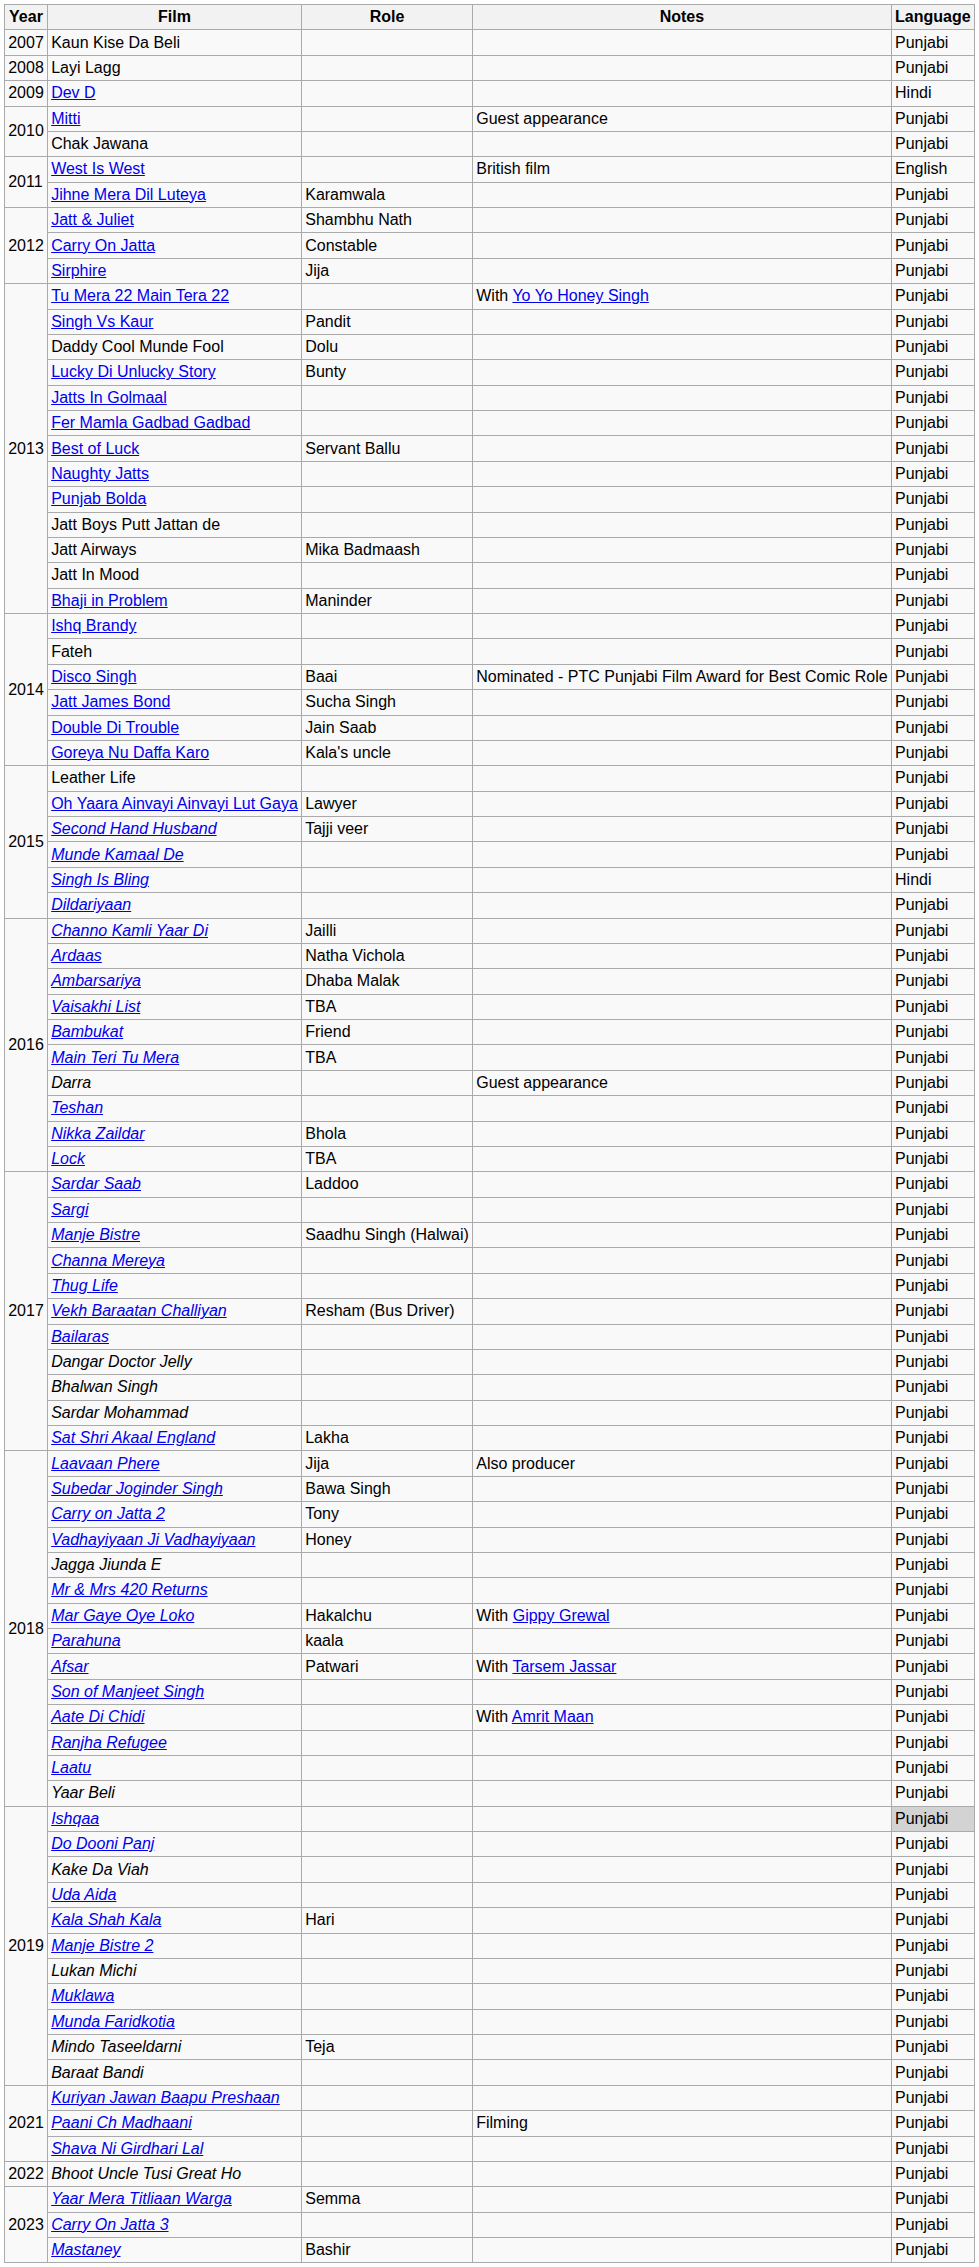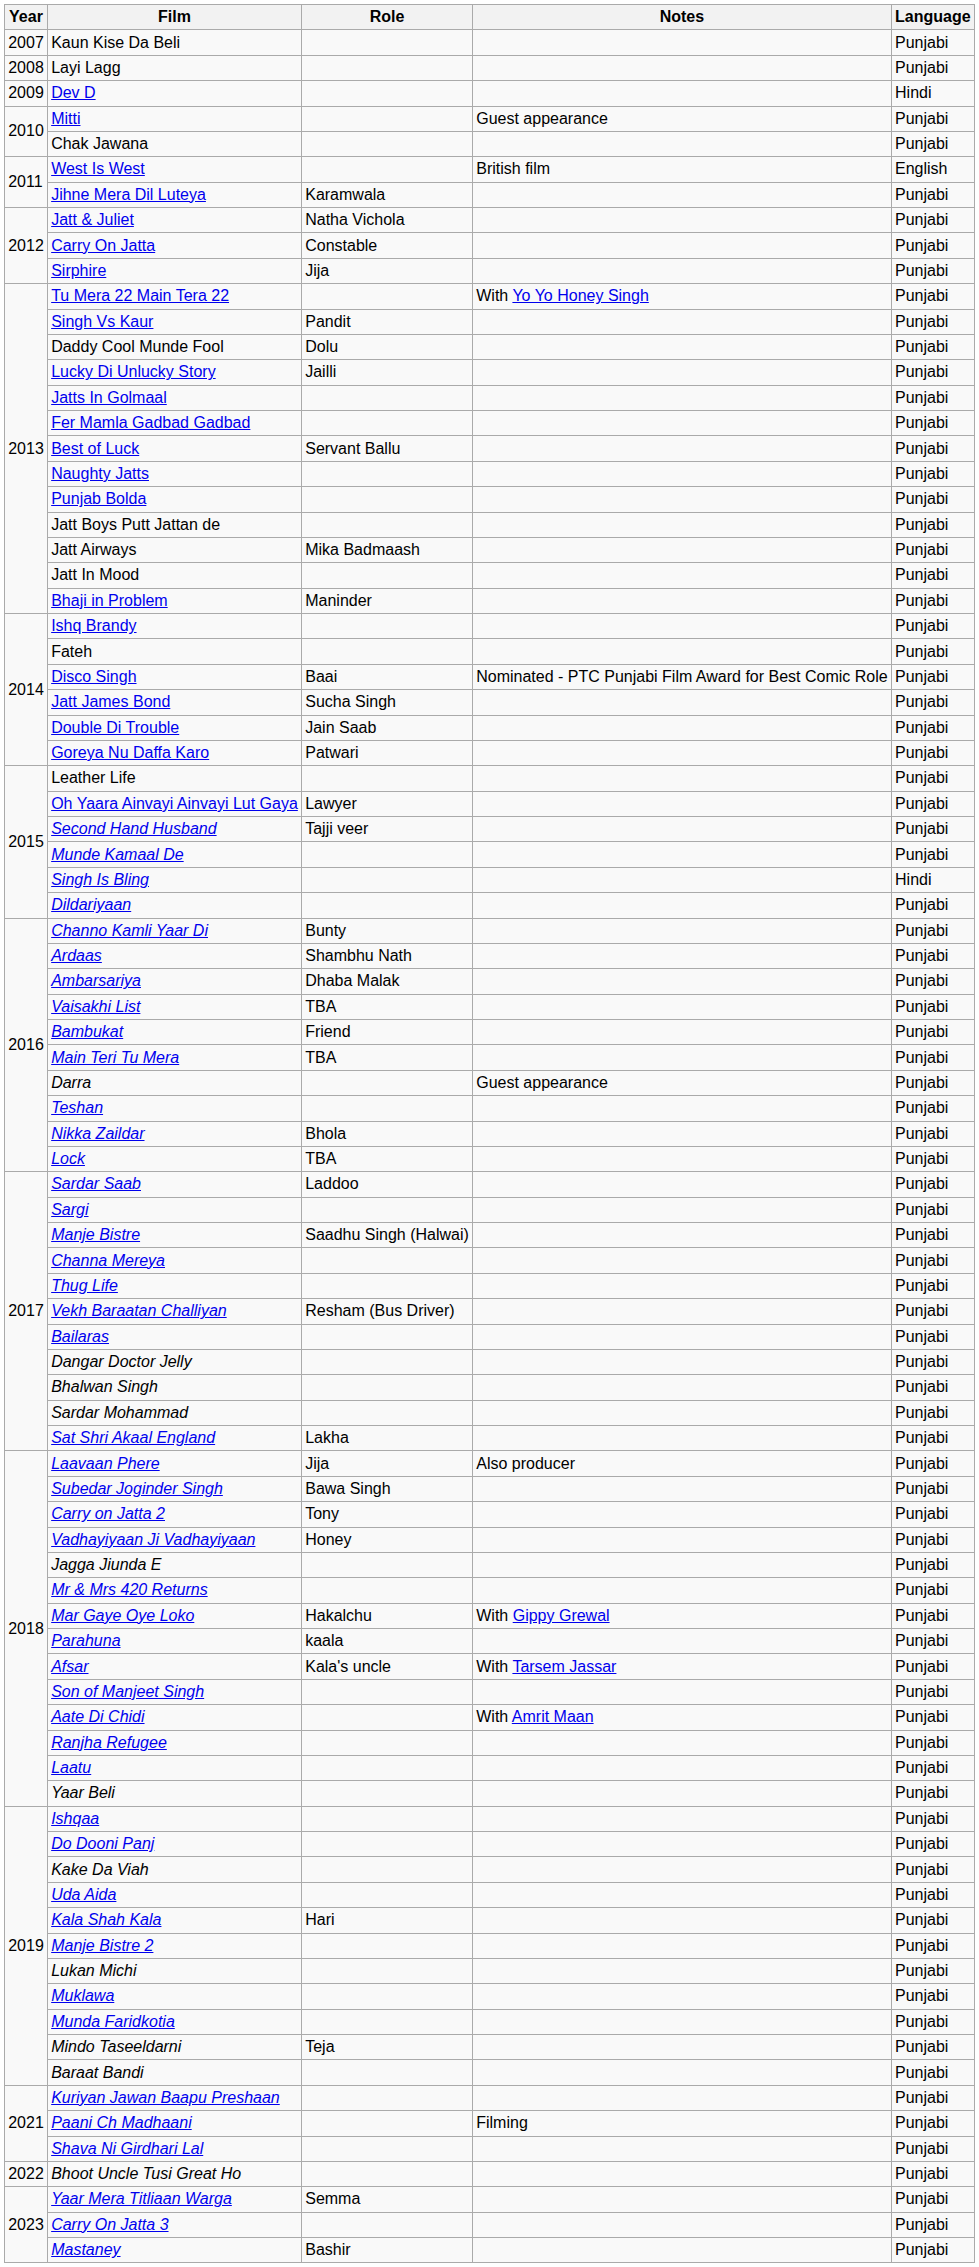(359, 220) Shambhu Nath -> (355, 220) Natha Vichola
(326, 372) Bunty -> (321, 372) Jailli
(348, 753) Kala's uncle -> (332, 753) Patwari
(321, 930) Jailli -> (326, 930) Bunty
(355, 956) Natha Vichola -> (359, 956) Shambhu Nath
(332, 1666) Patwari -> (348, 1666) Kala's uncle
(922, 1818) lightgrey background -> (922, 1818) no background
